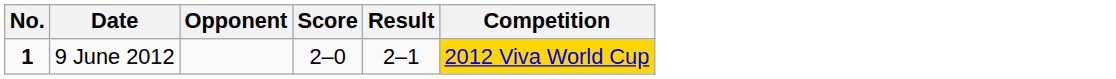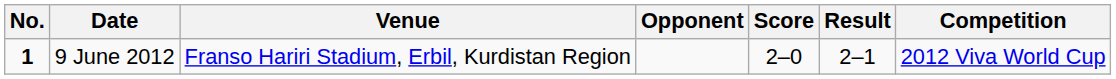+ column: (408, 21)
(547, 56) gold background -> (1003, 56) no background
